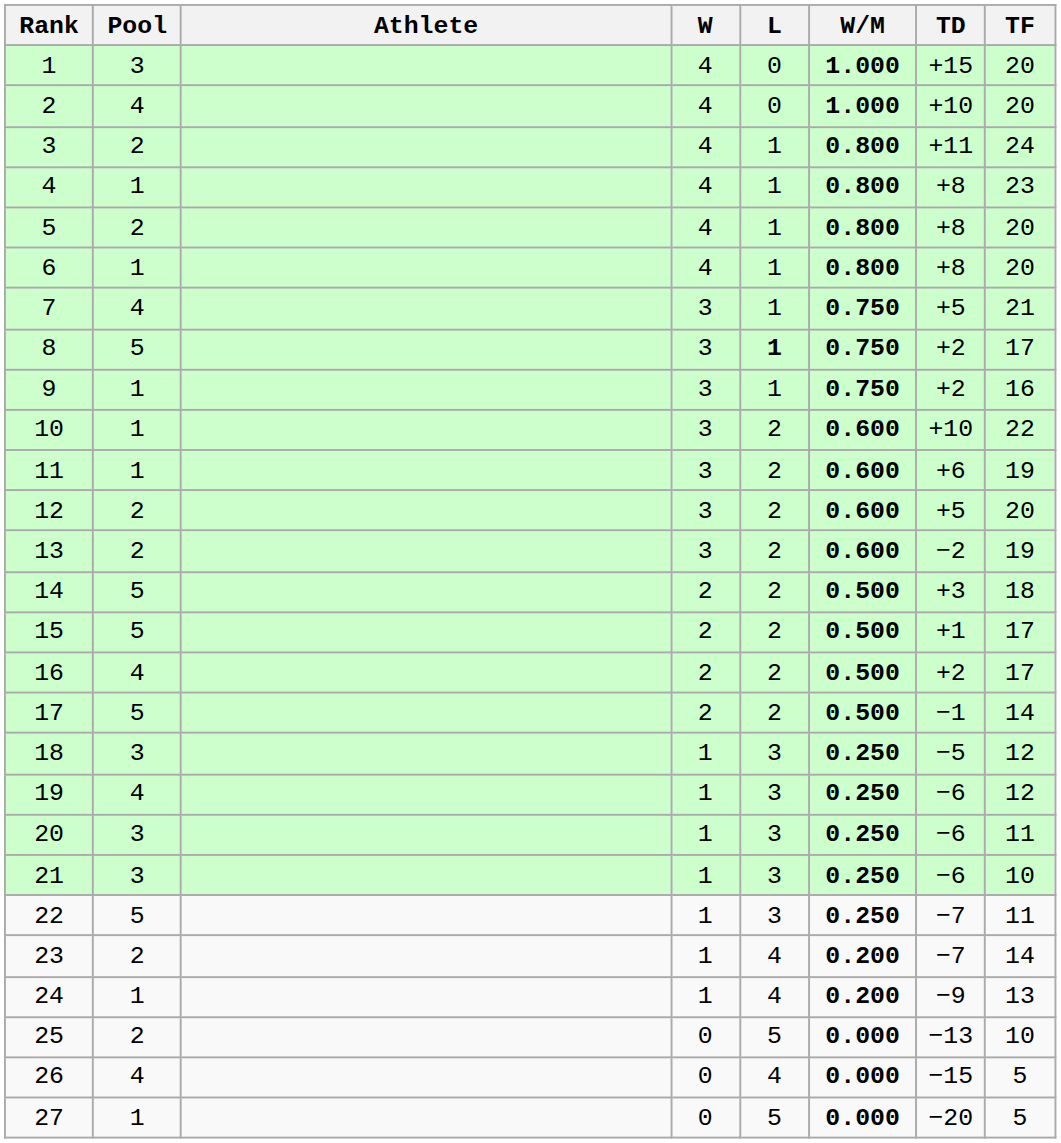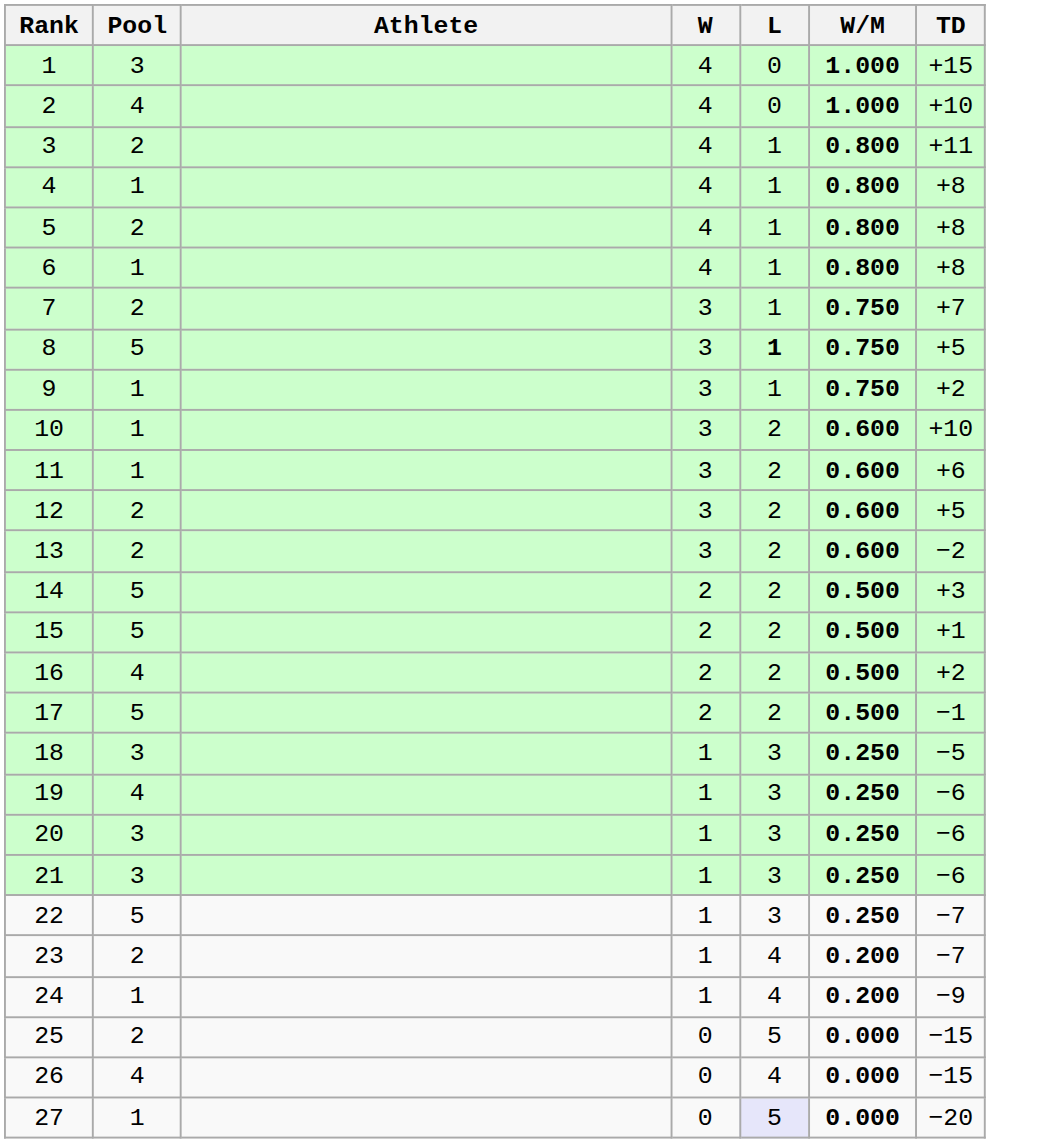- column: (1020, 25)
(137, 308) 4 -> (137, 308) 2
(951, 308) +5 -> (951, 308) +7
(951, 349) +2 -> (951, 349) +5
(951, 1037) −13 -> (951, 1037) −15
(774, 1118) no background -> (774, 1118) lavender background
